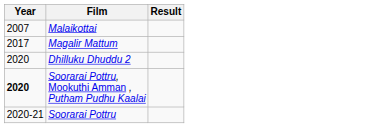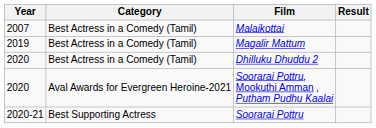+ column: (140, 12)
(18, 44) 2017 -> (18, 44) 2019
(18, 87) bold -> (18, 87) normal
